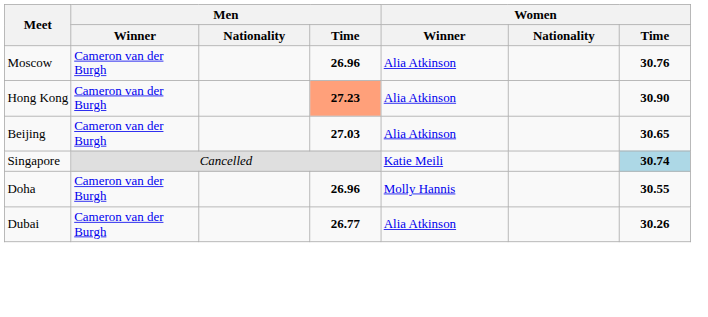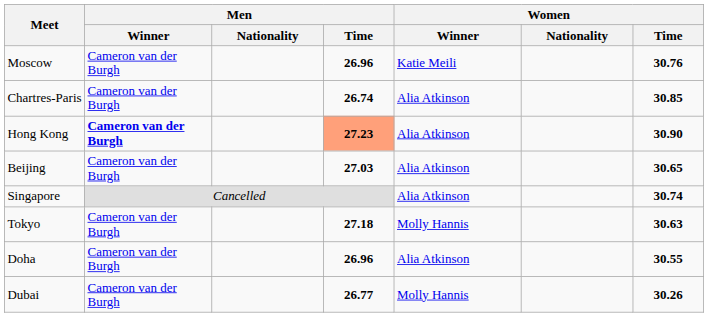(420, 63) Alia Atkinson -> (427, 63) Katie Meili
+ row: (44, 98)
(119, 98) normal -> (136, 133) bold
(413, 161) Katie Meili -> (433, 196) Alia Atkinson
(655, 161) lightblue background -> (668, 196) no background
+ row: (24, 224)
(420, 189) Molly Hannis -> (433, 259) Alia Atkinson
(420, 224) Alia Atkinson -> (433, 294) Molly Hannis
